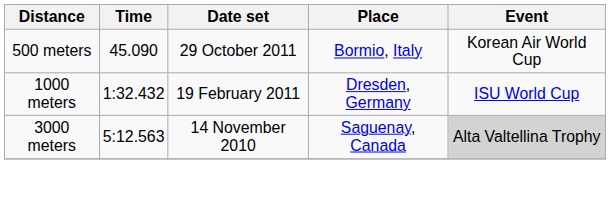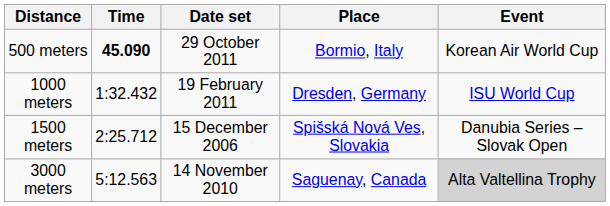(134, 51) normal -> (126, 51) bold
+ row: (48, 136)
